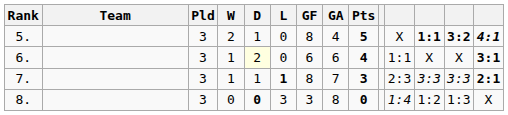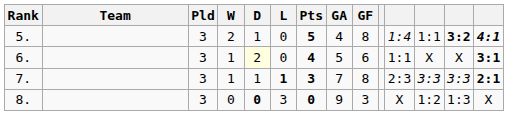columns swapped: (310, 15) <-> (364, 15)
(399, 36) X -> (399, 36) 1:4
(429, 36) bold -> (429, 36) normal
(336, 57) 6 -> (339, 57) 5
(336, 100) 8 -> (339, 100) 9
(399, 100) 1:4 -> (399, 100) X
